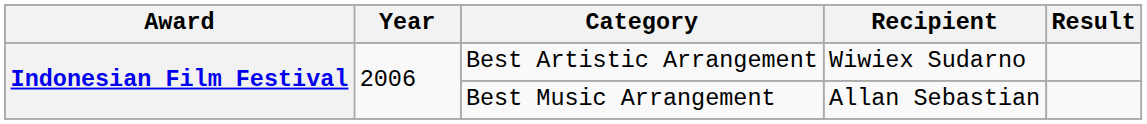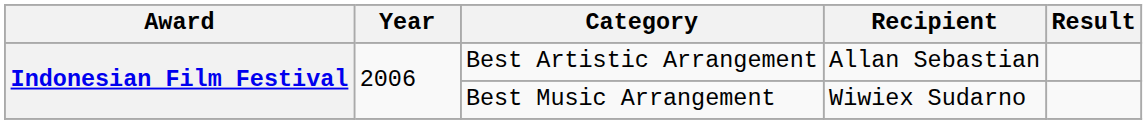(928, 62) Wiwiex Sudarno -> (935, 62) Allan Sebastian
(935, 100) Allan Sebastian -> (928, 100) Wiwiex Sudarno
